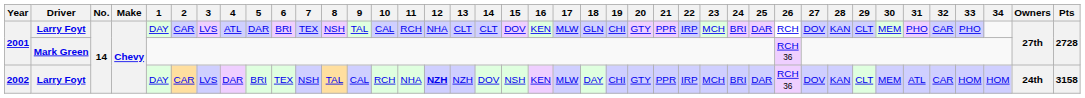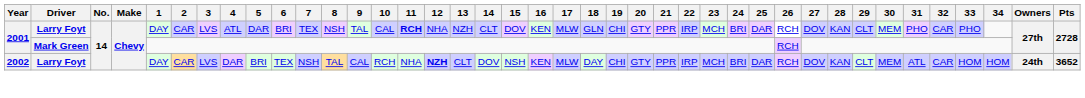(411, 29) normal -> (411, 29) bold
(463, 29) CLT -> (463, 29) NZH
(788, 51) RCH 36 -> (788, 45) RCH
(463, 79) NZH -> (463, 62) CLT
(788, 79) RCH 36 -> (788, 62) RCH
(1067, 79) 3158 -> (1067, 62) 3652
